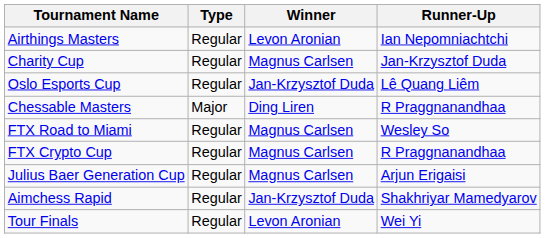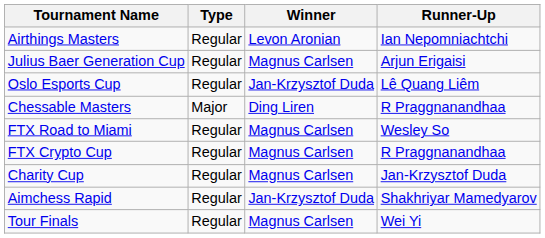rows swapped: (46, 61) <-> (96, 175)
(294, 221) Levon Aronian -> (301, 221) Magnus Carlsen
